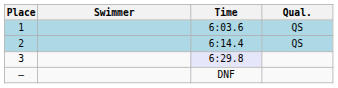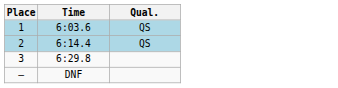- column: (114, 12)
(226, 59) lavender background -> (74, 59) no background
